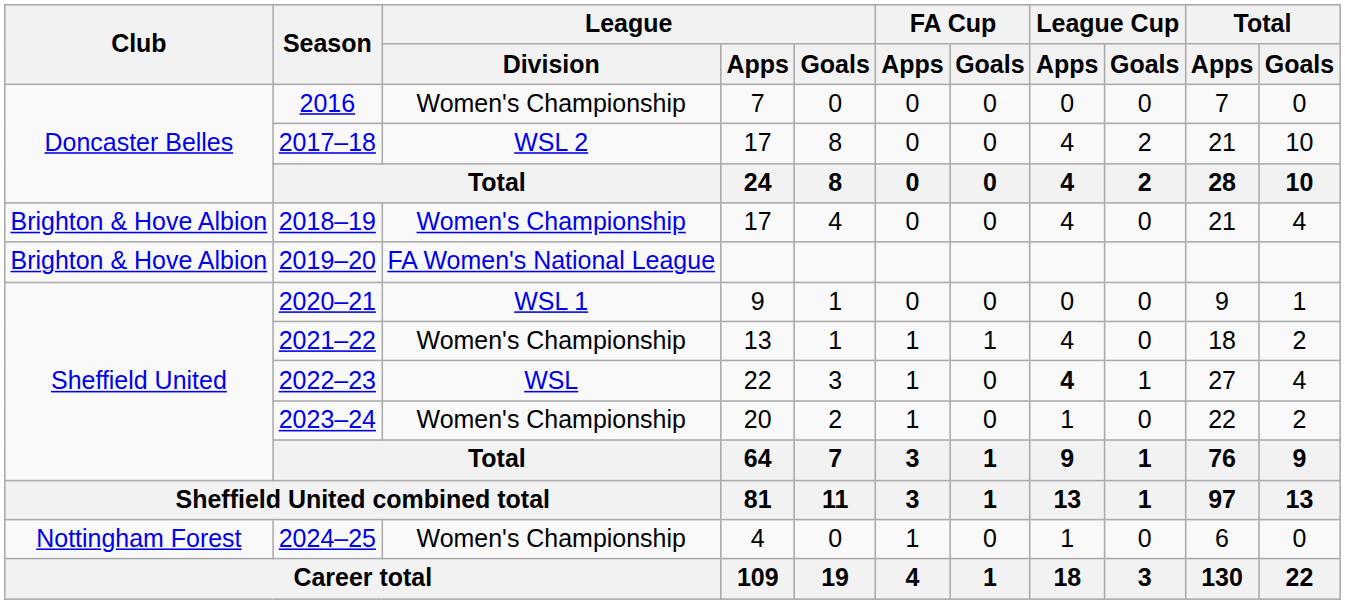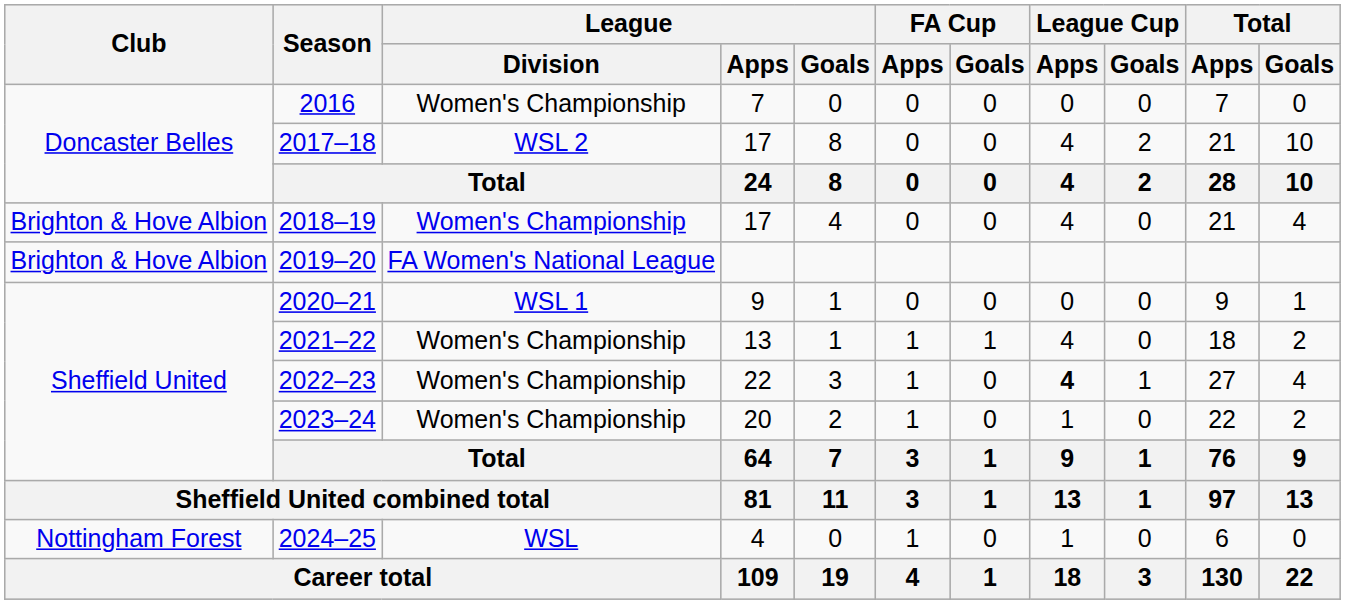(551, 380) WSL -> (551, 380) Women's Championship
(551, 538) Women's Championship -> (551, 538) WSL
